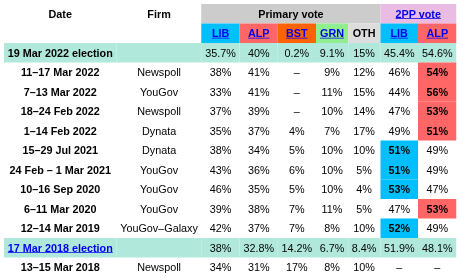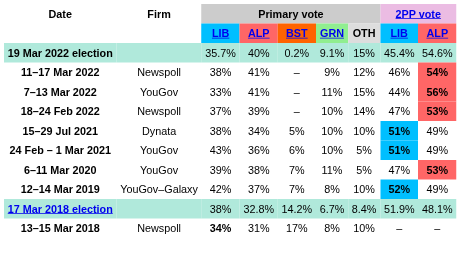- row: (60, 131)
- row: (60, 189)
(221, 267) normal -> (221, 228) bold
